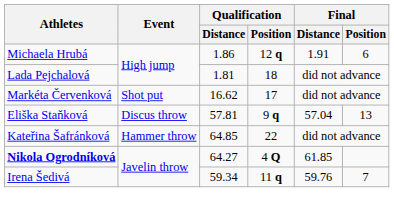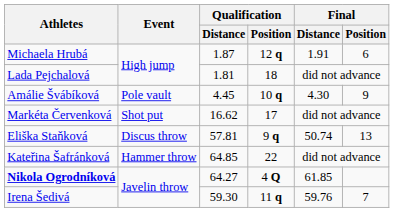(224, 54) 1.86 -> (224, 54) 1.87
+ row: (53, 95)
(318, 116) 57.04 -> (318, 136) 50.74
(224, 177) 59.34 -> (224, 197) 59.30
